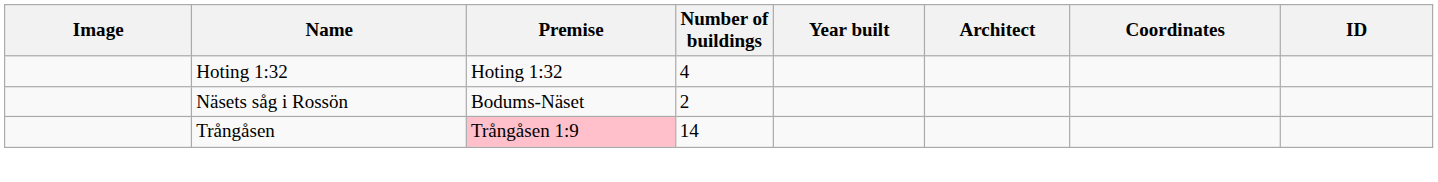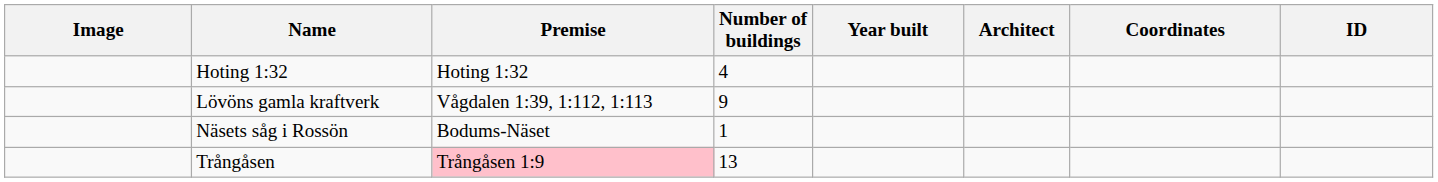+ row: (288, 101)
(685, 101) 2 -> (723, 131) 1
(689, 131) 14 -> (728, 161) 13
